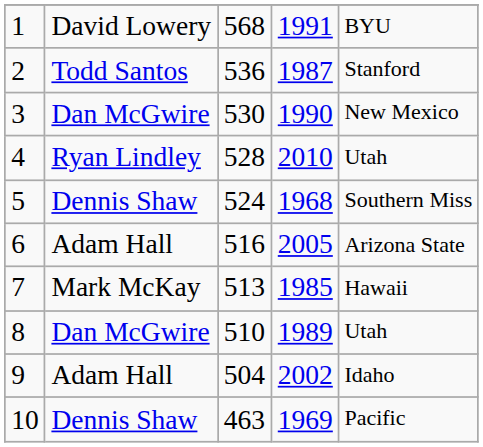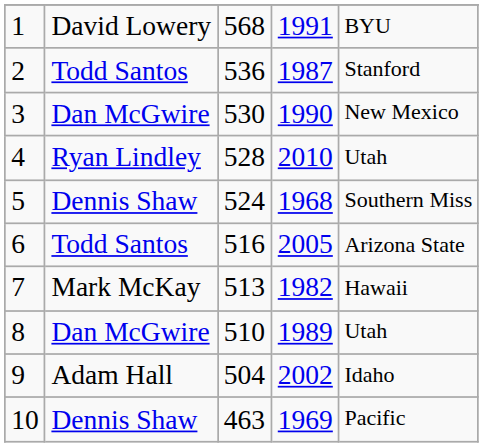(112, 244) Adam Hall -> (120, 244) Todd Santos
(305, 288) 1985 -> (305, 288) 1982
